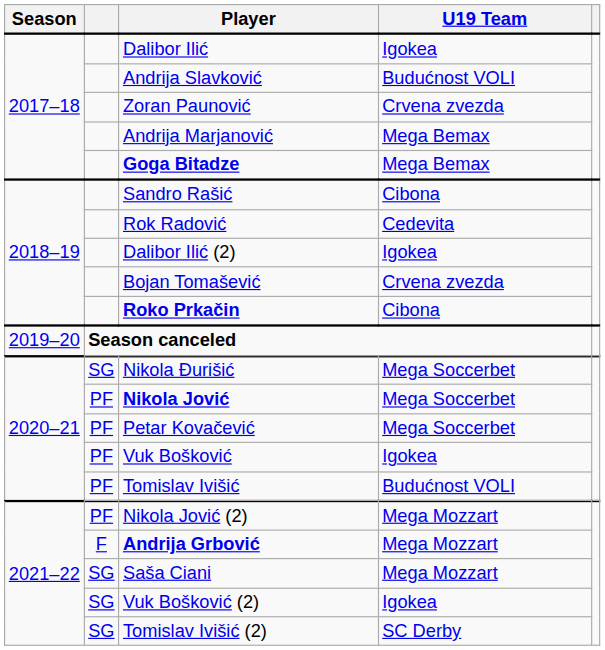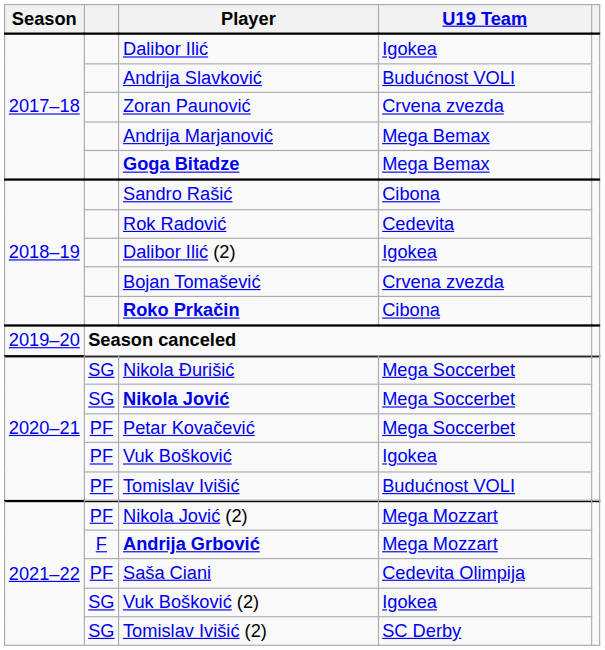(101, 399) PF -> (101, 399) SG
(101, 573) SG -> (101, 573) PF
(440, 573) Mega Mozzart -> (454, 573) Cedevita Olimpija
